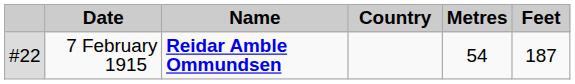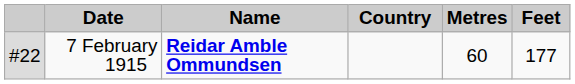(477, 55) 54 -> (477, 55) 60
(541, 55) 187 -> (541, 55) 177
